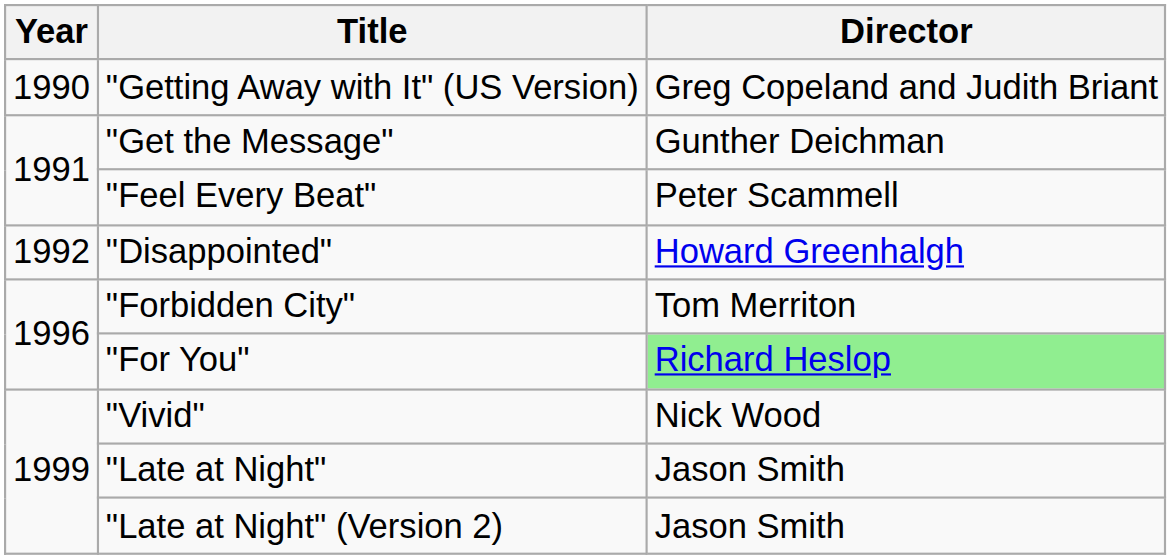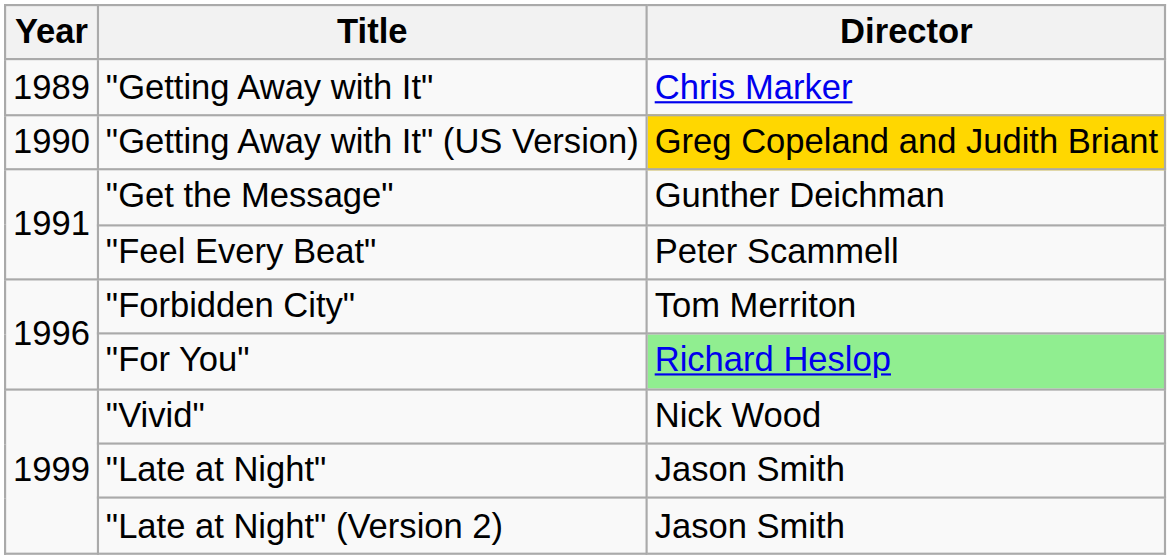+ row: (270, 86)
(906, 86) no background -> (906, 141) gold background
- row: (219, 251)
